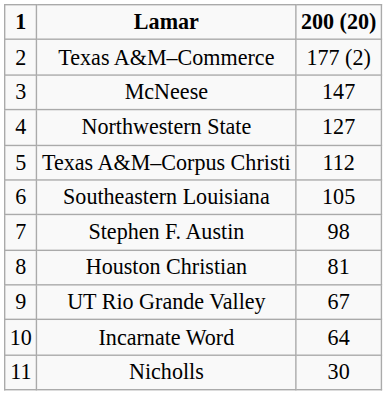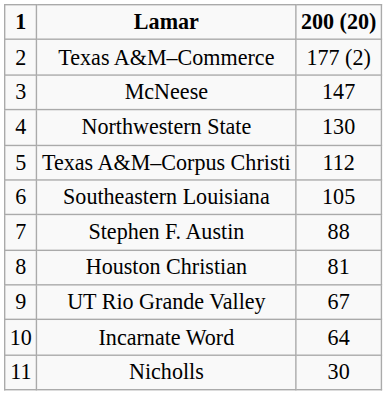(339, 127) 127 -> (339, 127) 130
(339, 232) 98 -> (339, 232) 88
